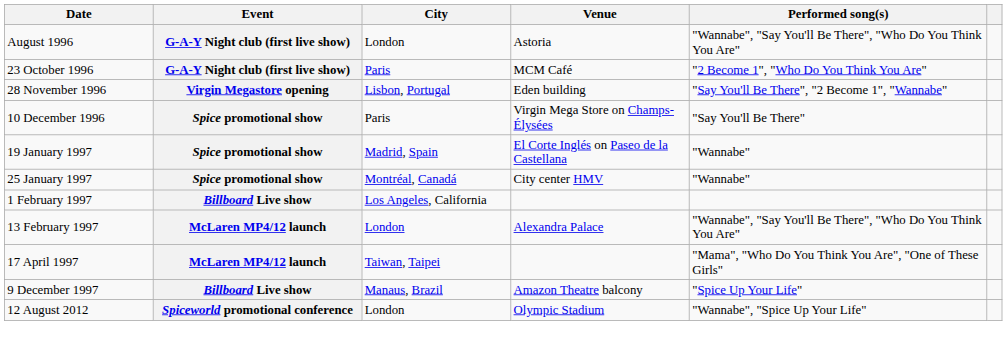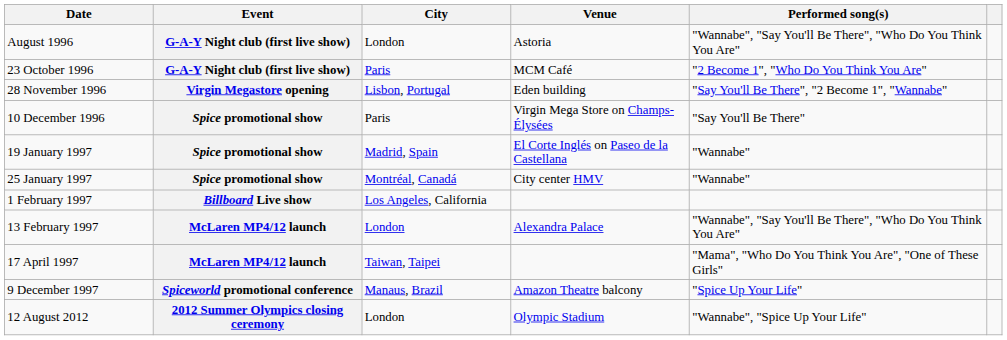(258, 289) Billboard Live show -> (258, 289) Spiceworld promotional conference
(258, 309) Spiceworld promotional conference -> (258, 317) 2012 Summer Olympics closing ceremony
